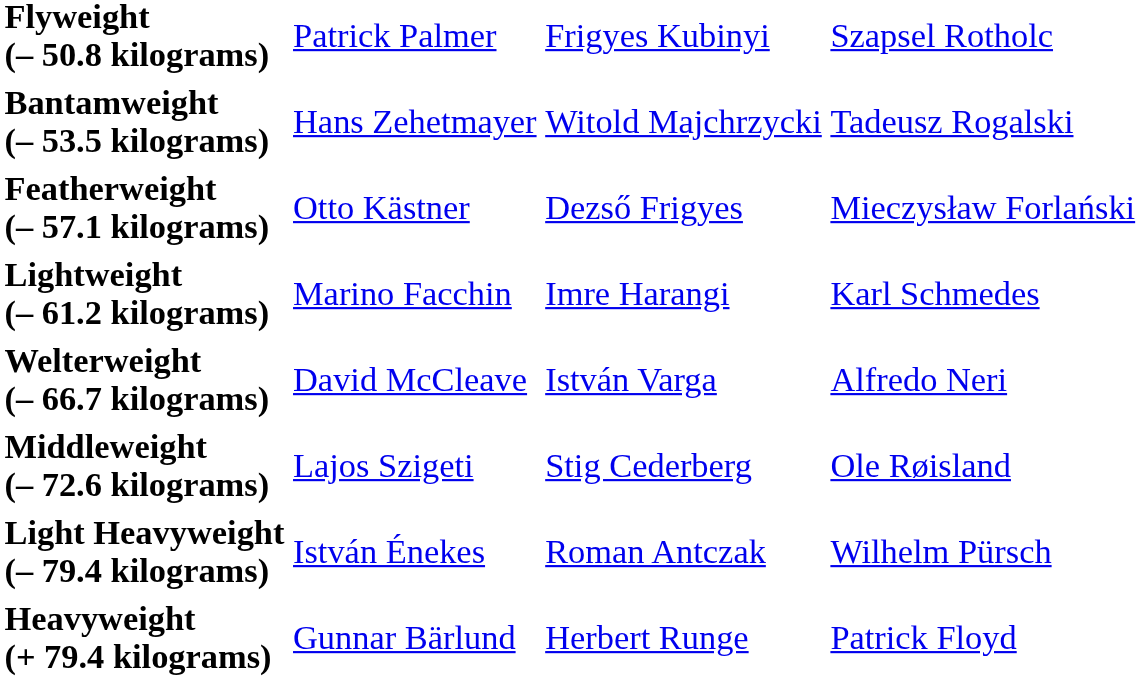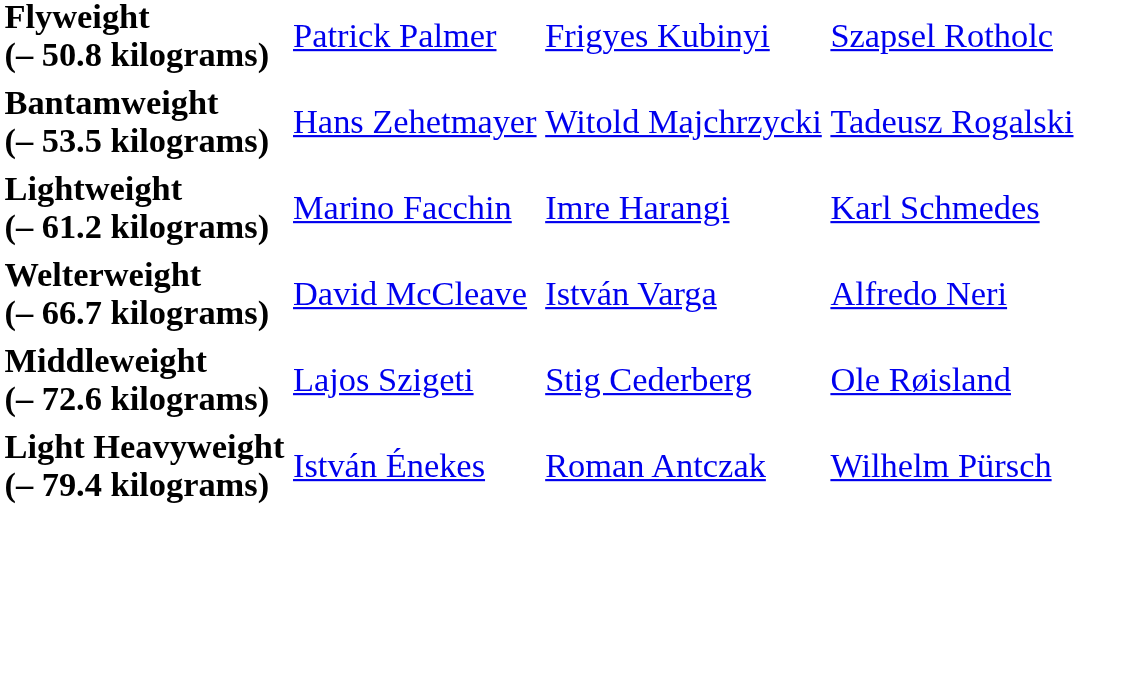- row: (137, 207)
- row: (138, 637)
